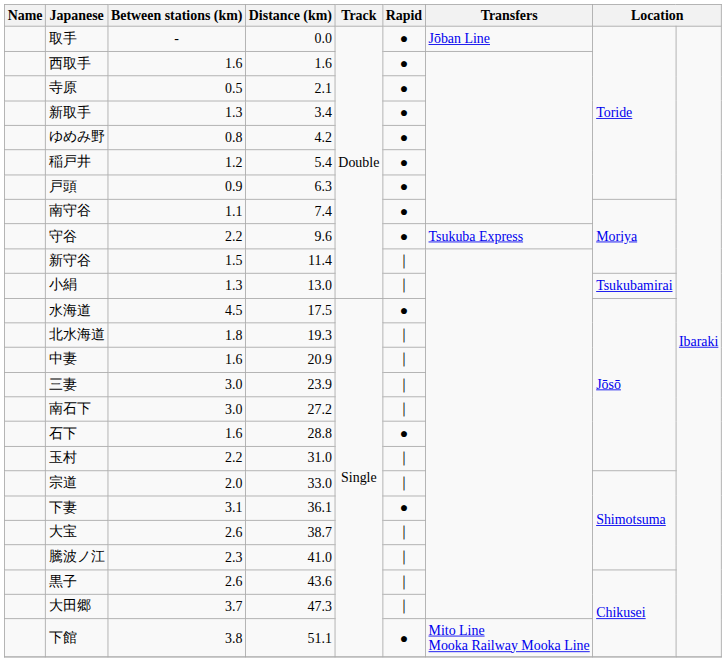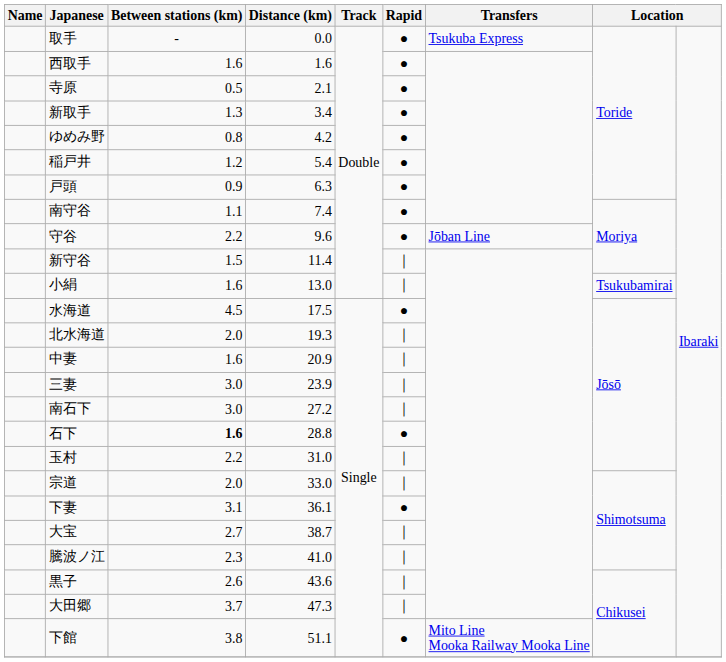(459, 38) Jōban Line -> (476, 38) Tsukuba Express
(476, 236) Tsukuba Express -> (459, 236) Jōban Line
(234, 285) 1.3 -> (234, 285) 1.6
(234, 335) 1.8 -> (234, 335) 2.0
(234, 433) normal -> (234, 433) bold
(234, 532) 2.6 -> (234, 532) 2.7
